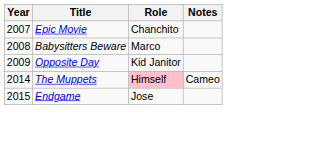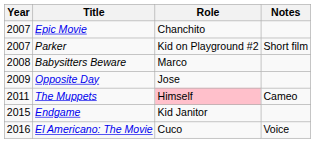+ row: (51, 46)
(156, 63) Kid Janitor -> (169, 79) Jose
(19, 79) 2014 -> (18, 96) 2011
(142, 96) Jose -> (183, 113) Kid Janitor
+ row: (94, 130)
